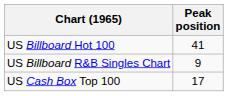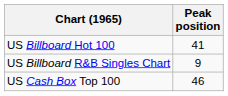(198, 81) 17 -> (198, 81) 46
